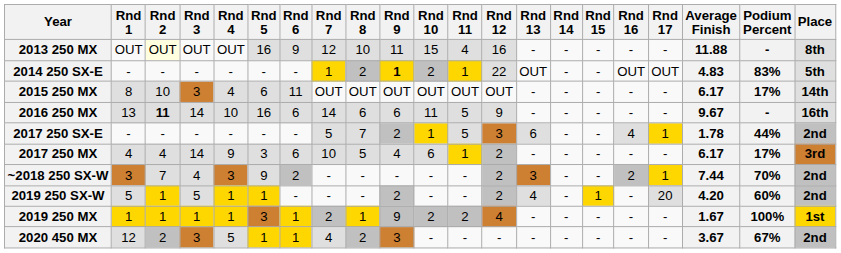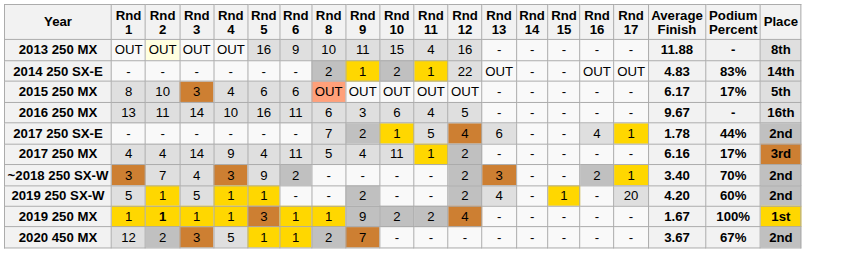- column: (329, 22)
(397, 71) bold -> (363, 71) normal
(815, 71) 5th -> (781, 71) 14th
(296, 91) 11 -> (296, 91) 6
(363, 91) no background -> (329, 91) lightsalmon background
(815, 91) 14th -> (781, 91) 5th
(163, 112) bold -> (163, 112) normal
(296, 112) 6 -> (296, 112) 11
(397, 112) 6 -> (363, 112) 3
(431, 112) 11 -> (397, 112) 6
(465, 112) 5 -> (431, 112) 4
(499, 112) 9 -> (465, 112) 5
(499, 133) 3 -> (465, 133) 4
(264, 154) 3 -> (264, 154) 4
(296, 154) 6 -> (296, 154) 11
(431, 154) 6 -> (397, 154) 11
(711, 154) 6.17 -> (677, 154) 6.16
(711, 175) 7.44 -> (677, 175) 3.40
(163, 216) normal -> (163, 216) bold
(397, 237) 3 -> (363, 237) 7
